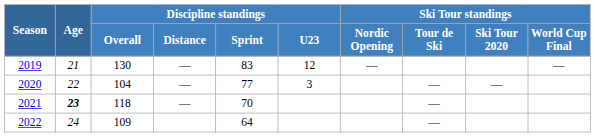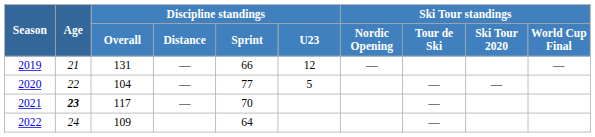(122, 65) 130 -> (122, 65) 131
(247, 65) 83 -> (247, 65) 66
(309, 85) 3 -> (309, 85) 5
(122, 104) 118 -> (122, 104) 117
